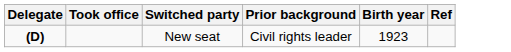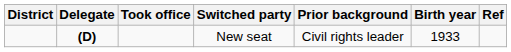+ column: (30, 15)
(393, 36) 1923 -> (445, 36) 1933
